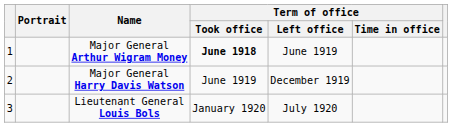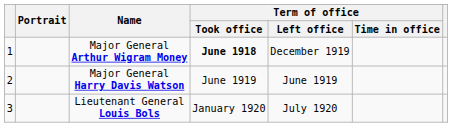(310, 52) June 1919 -> (310, 52) December 1919
(310, 80) December 1919 -> (310, 80) June 1919
